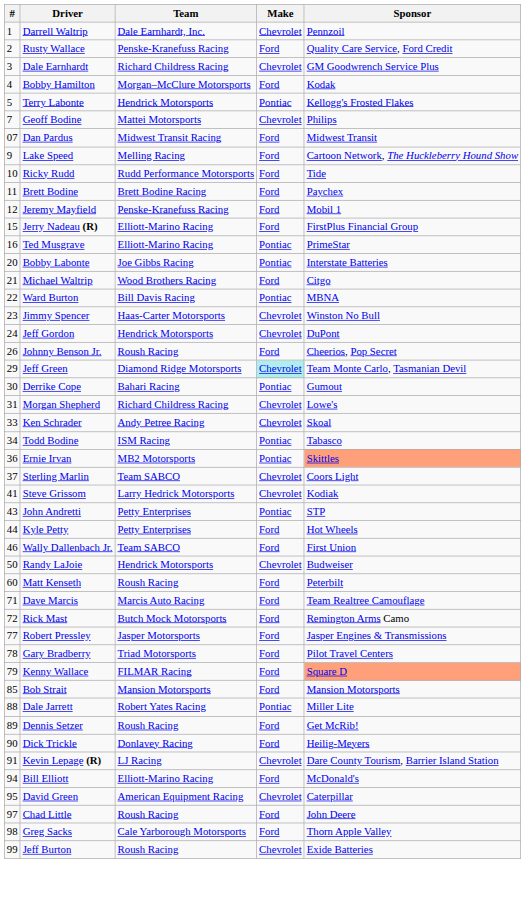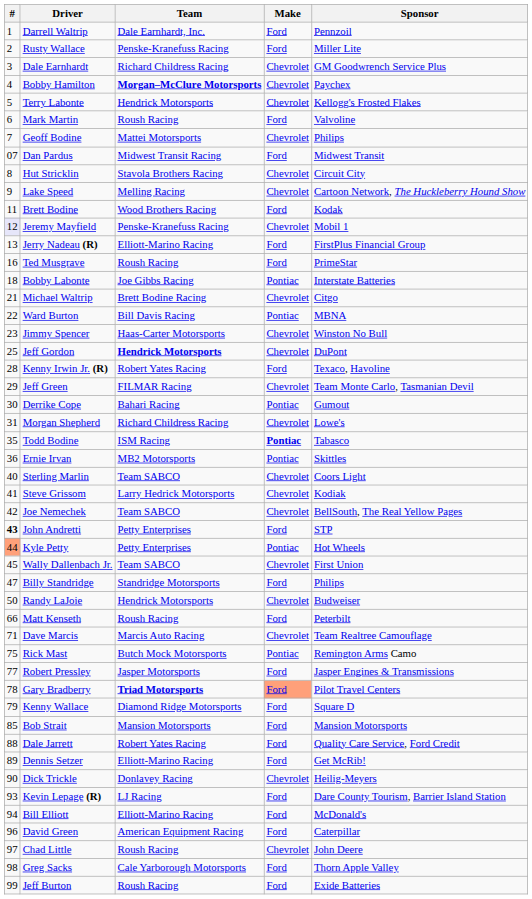(280, 31) Chevrolet -> (277, 31) Ford
(380, 49) Quality Care Service, Ford Credit -> (337, 49) Miller Lite
(184, 84) normal -> (189, 84) bold
(269, 84) Ford -> (288, 84) Chevrolet
(321, 84) Kodak -> (332, 84) Paychex
(275, 102) Pontiac -> (288, 102) Chevrolet
+ row: (50, 120)
+ row: (51, 173)
(269, 155) Ford -> (288, 191) Chevrolet
- row: (49, 173)
(162, 191) Brett Bodine Racing -> (167, 209) Wood Brothers Racing
(325, 191) Paychex -> (328, 209) Kodak
(12, 209) no background -> (12, 227) lavender background
(269, 209) Ford -> (288, 227) Chevrolet
(12, 227) 15 -> (12, 244) 13
(165, 244) Elliott-Marino Racing -> (148, 262) Roush Racing
(275, 244) Pontiac -> (277, 262) Ford
(12, 262) 20 -> (12, 280) 18
(167, 280) Wood Brothers Racing -> (162, 298) Brett Bodine Racing
(269, 280) Ford -> (288, 298) Chevrolet
(12, 333) 24 -> (12, 351) 25
(165, 333) normal -> (170, 351) bold
- row: (62, 351)
+ row: (65, 369)
(180, 369) Diamond Ridge Motorsports -> (155, 387) FILMAR Racing
(280, 369) paleturquoise background -> (288, 387) no background
- row: (52, 422)
(12, 440) 34 -> (12, 440) 35
(275, 440) normal -> (284, 440) bold
(323, 458) lightsalmon background -> (330, 458) no background
(12, 476) 37 -> (12, 476) 40
+ row: (54, 511)
(12, 511) normal -> (12, 529) bold
(275, 511) Pontiac -> (277, 529) Ford
(12, 529) no background -> (12, 547) lightsalmon background
(269, 529) Ford -> (283, 547) Pontiac
(12, 547) 46 -> (12, 565) 45
(269, 547) Ford -> (288, 565) Chevrolet
+ row: (58, 583)
(12, 583) 60 -> (12, 618) 66
(269, 600) Ford -> (288, 636) Chevrolet
(12, 618) 72 -> (12, 654) 75
(269, 618) Ford -> (283, 654) Pontiac
(157, 654) normal -> (160, 689) bold
(269, 654) no background -> (277, 689) lightsalmon background
(155, 671) FILMAR Racing -> (180, 707) Diamond Ridge Motorsports
(327, 671) lightsalmon background -> (334, 707) no background
(275, 707) Pontiac -> (277, 743) Ford
(330, 707) Miller Lite -> (387, 743) Quality Care Service, Ford Credit
(148, 725) Roush Racing -> (165, 760) Elliott-Marino Racing
(269, 743) Ford -> (288, 778) Chevrolet
(12, 760) 91 -> (12, 796) 93
(280, 760) Chevrolet -> (277, 796) Ford
(12, 796) 95 -> (12, 832) 96
(280, 796) Chevrolet -> (277, 832) Ford
(269, 814) Ford -> (288, 849) Chevrolet
(280, 849) Chevrolet -> (277, 885) Ford
